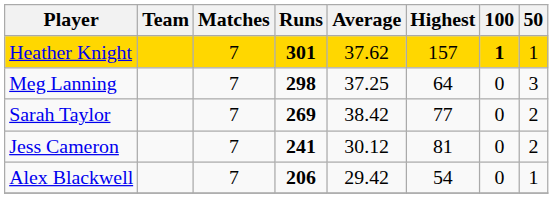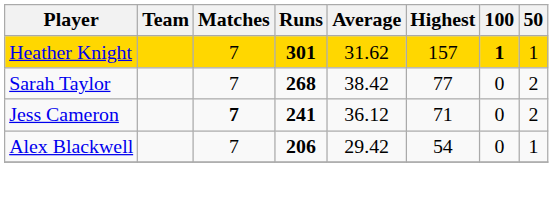(367, 51) 37.62 -> (367, 51) 31.62
- row: (63, 83)
(301, 114) 269 -> (301, 83) 268
(234, 146) normal -> (234, 114) bold
(367, 146) 30.12 -> (367, 114) 36.12
(443, 146) 81 -> (443, 114) 71
